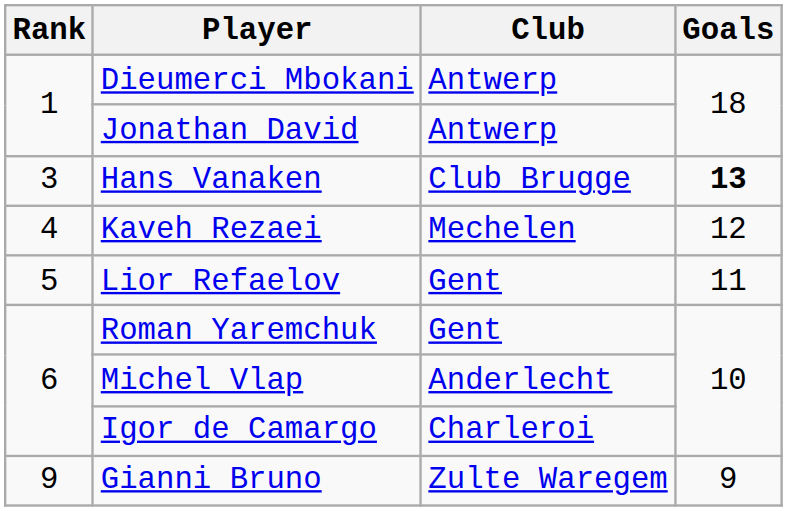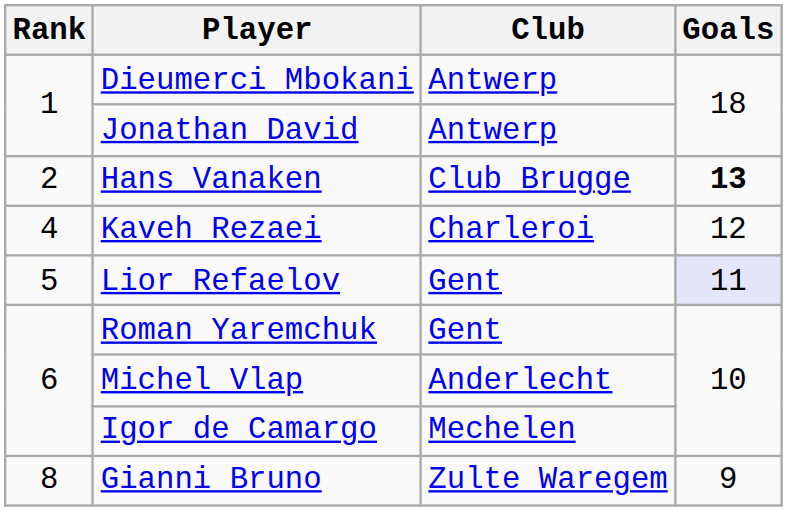(49, 180) 3 -> (49, 180) 2
(502, 230) Mechelen -> (511, 230) Charleroi
(728, 280) no background -> (728, 280) lavender background
(511, 430) Charleroi -> (502, 430) Mechelen
(49, 480) 9 -> (49, 480) 8
